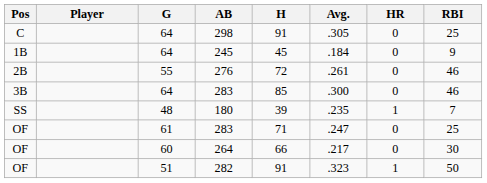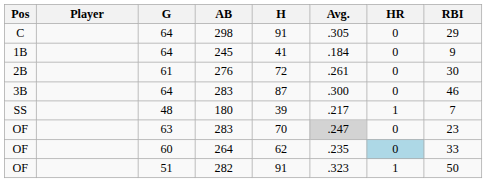(453, 33) 25 -> (453, 33) 29
(281, 52) 45 -> (281, 52) 41
(167, 71) 55 -> (167, 71) 61
(453, 71) 46 -> (453, 71) 30
(281, 91) 85 -> (281, 91) 87
(338, 110) .235 -> (338, 110) .217
(167, 129) 61 -> (167, 129) 63
(281, 129) 71 -> (281, 129) 70
(338, 129) no background -> (338, 129) lightgrey background
(453, 129) 25 -> (453, 129) 23
(281, 149) 66 -> (281, 149) 62
(338, 149) .217 -> (338, 149) .235
(395, 149) no background -> (395, 149) lightblue background
(453, 149) 30 -> (453, 149) 33
